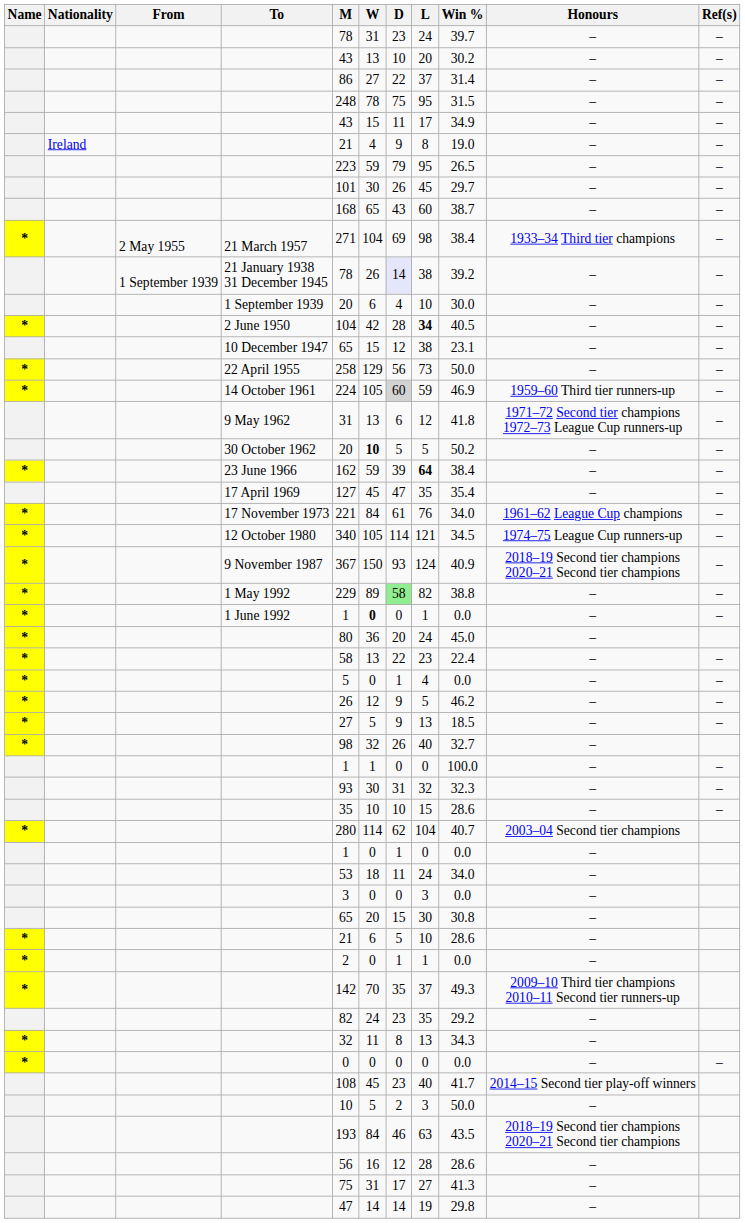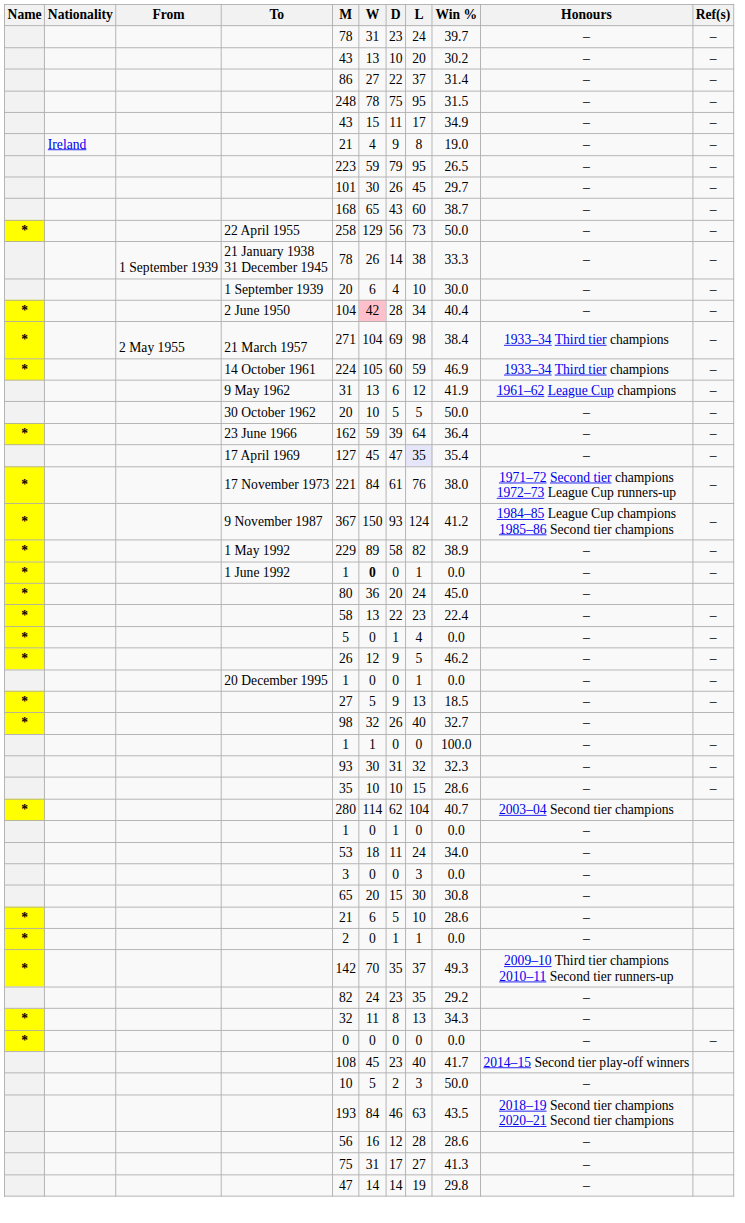rows swapped: (25, 238) <-> (25, 369)
(399, 275) lavender background -> (396, 260) no background
(463, 275) 39.2 -> (456, 260) 33.3
(372, 326) no background -> (372, 310) pink background
(425, 326) bold -> (419, 310) normal
(463, 326) 40.5 -> (456, 310) 40.4
- row: (25, 348)
(399, 390) lightgrey background -> (396, 369) no background
(593, 390) 1959–60 Third tier runners-up -> (586, 369) 1933–34 Third tier champions
(463, 420) 41.8 -> (456, 390) 41.9
(593, 420) 1971–72 Second tier champions 1972–73 League Cup runners-up -> (586, 390) 1961–62 League Cup champions
(372, 449) bold -> (372, 412) normal
(463, 449) 50.2 -> (456, 412) 50.0
(425, 470) bold -> (419, 434) normal
(463, 470) 38.4 -> (456, 434) 36.4
(425, 492) no background -> (419, 455) lavender background
(463, 514) 34.0 -> (456, 484) 38.0
(593, 514) 1961–62 League Cup champions -> (586, 484) 1971–72 Second tier champions 1972–73 League Cup runners-up
- row: (25, 535)
(463, 564) 40.9 -> (456, 521) 41.2
(593, 564) 2018–19 Second tier champions 2020–21 Second tier champions -> (586, 521) 1984–85 League Cup champions 1985–86 Second tier champions
(399, 594) lightgreen background -> (396, 550) no background
(463, 594) 38.8 -> (456, 550) 38.9
+ row: (25, 680)
